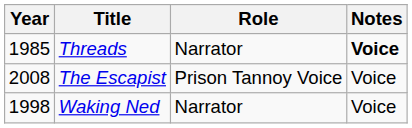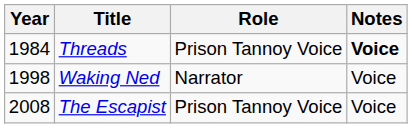(30, 48) 1985 -> (30, 48) 1984
(209, 48) Narrator -> (258, 48) Prison Tannoy Voice
rows swapped: (109, 107) <-> (112, 78)
